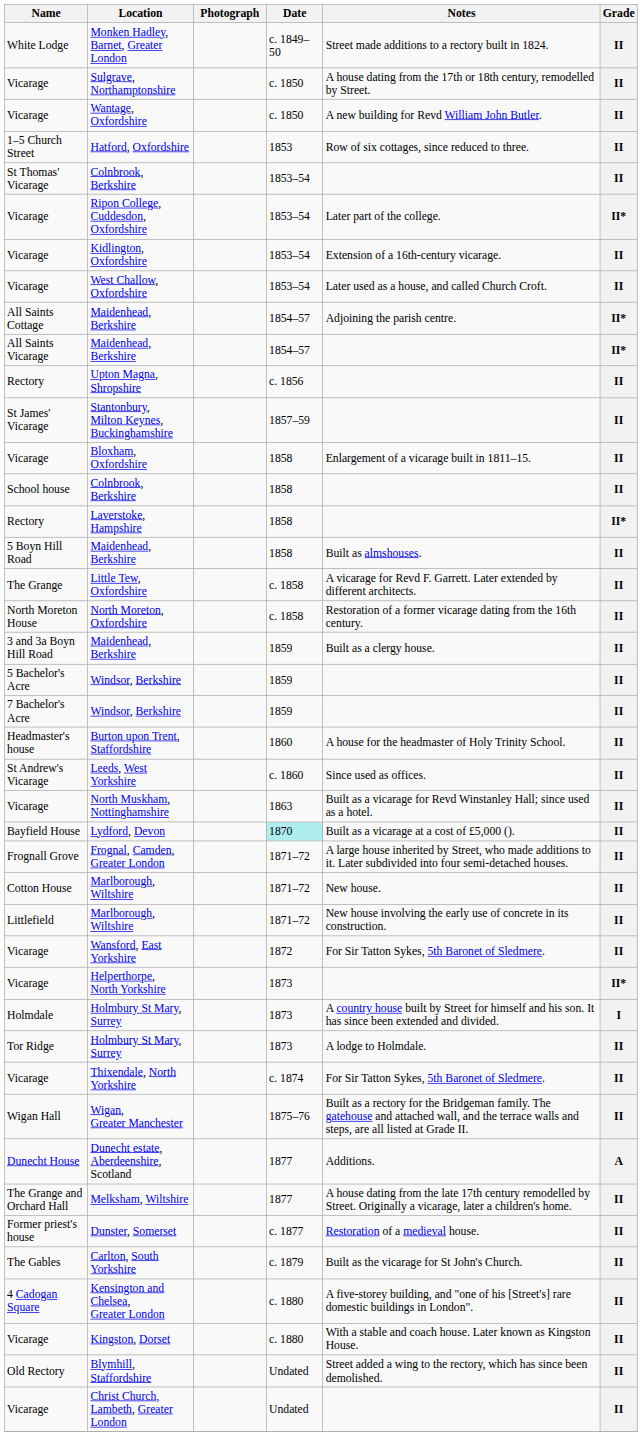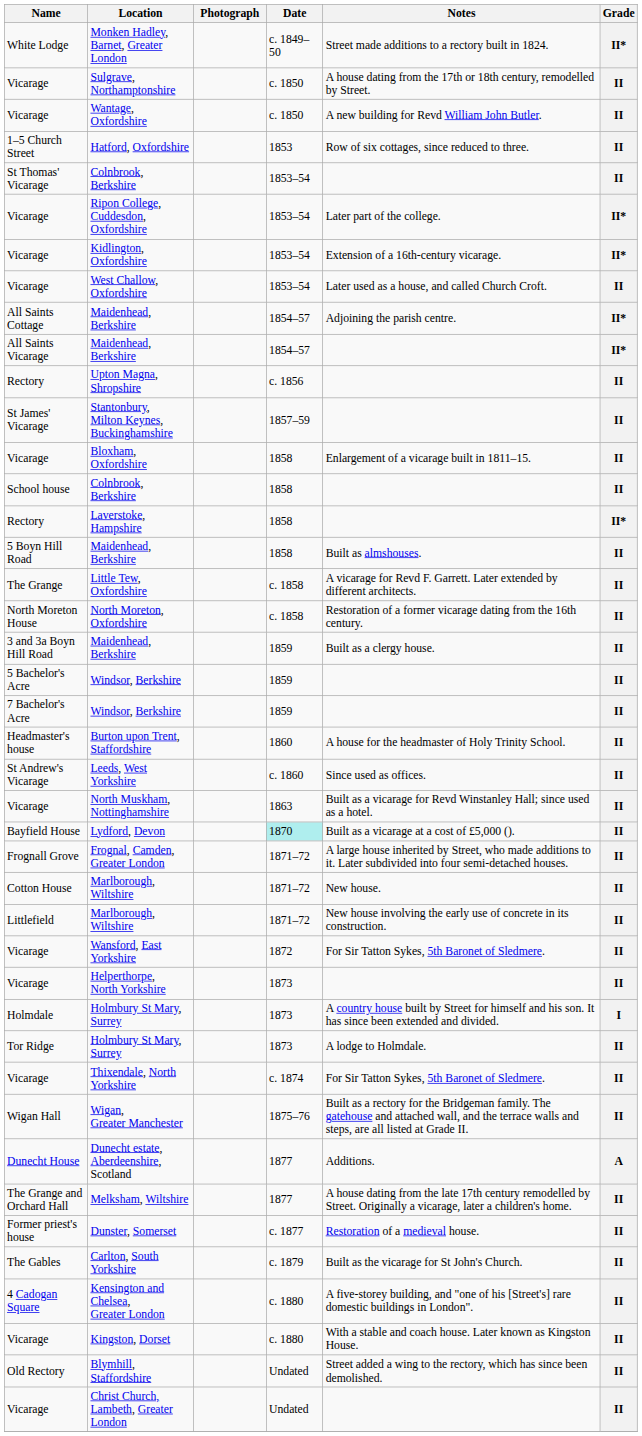(619, 45) II -> (619, 45) II*
(619, 255) II -> (619, 255) II*
(619, 983) II* -> (619, 983) II
